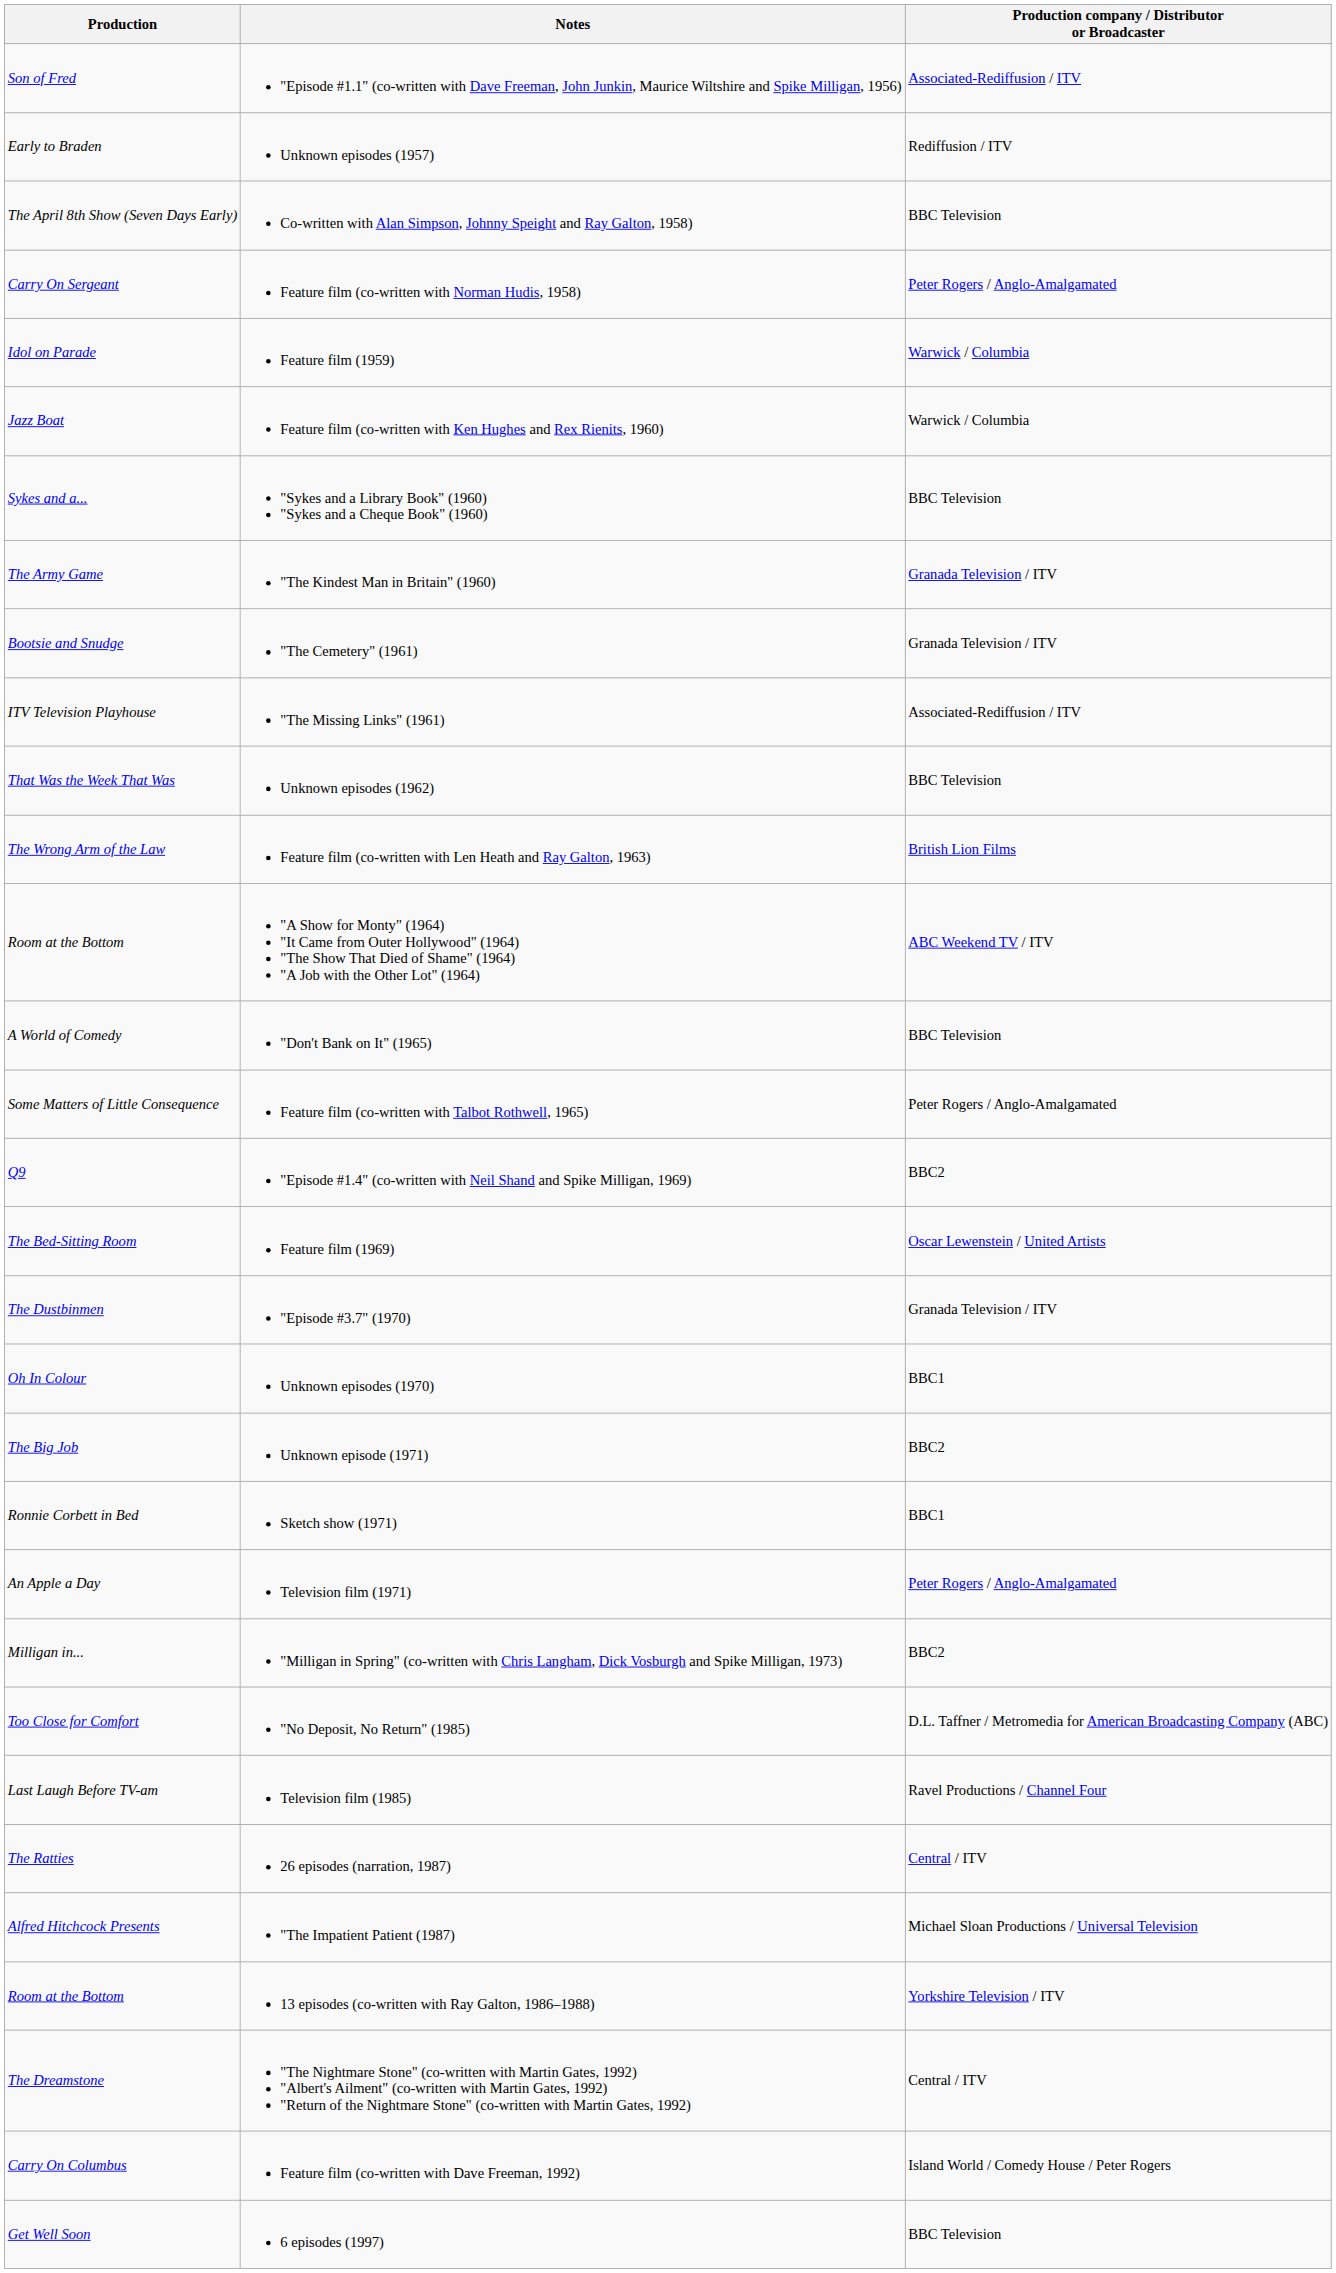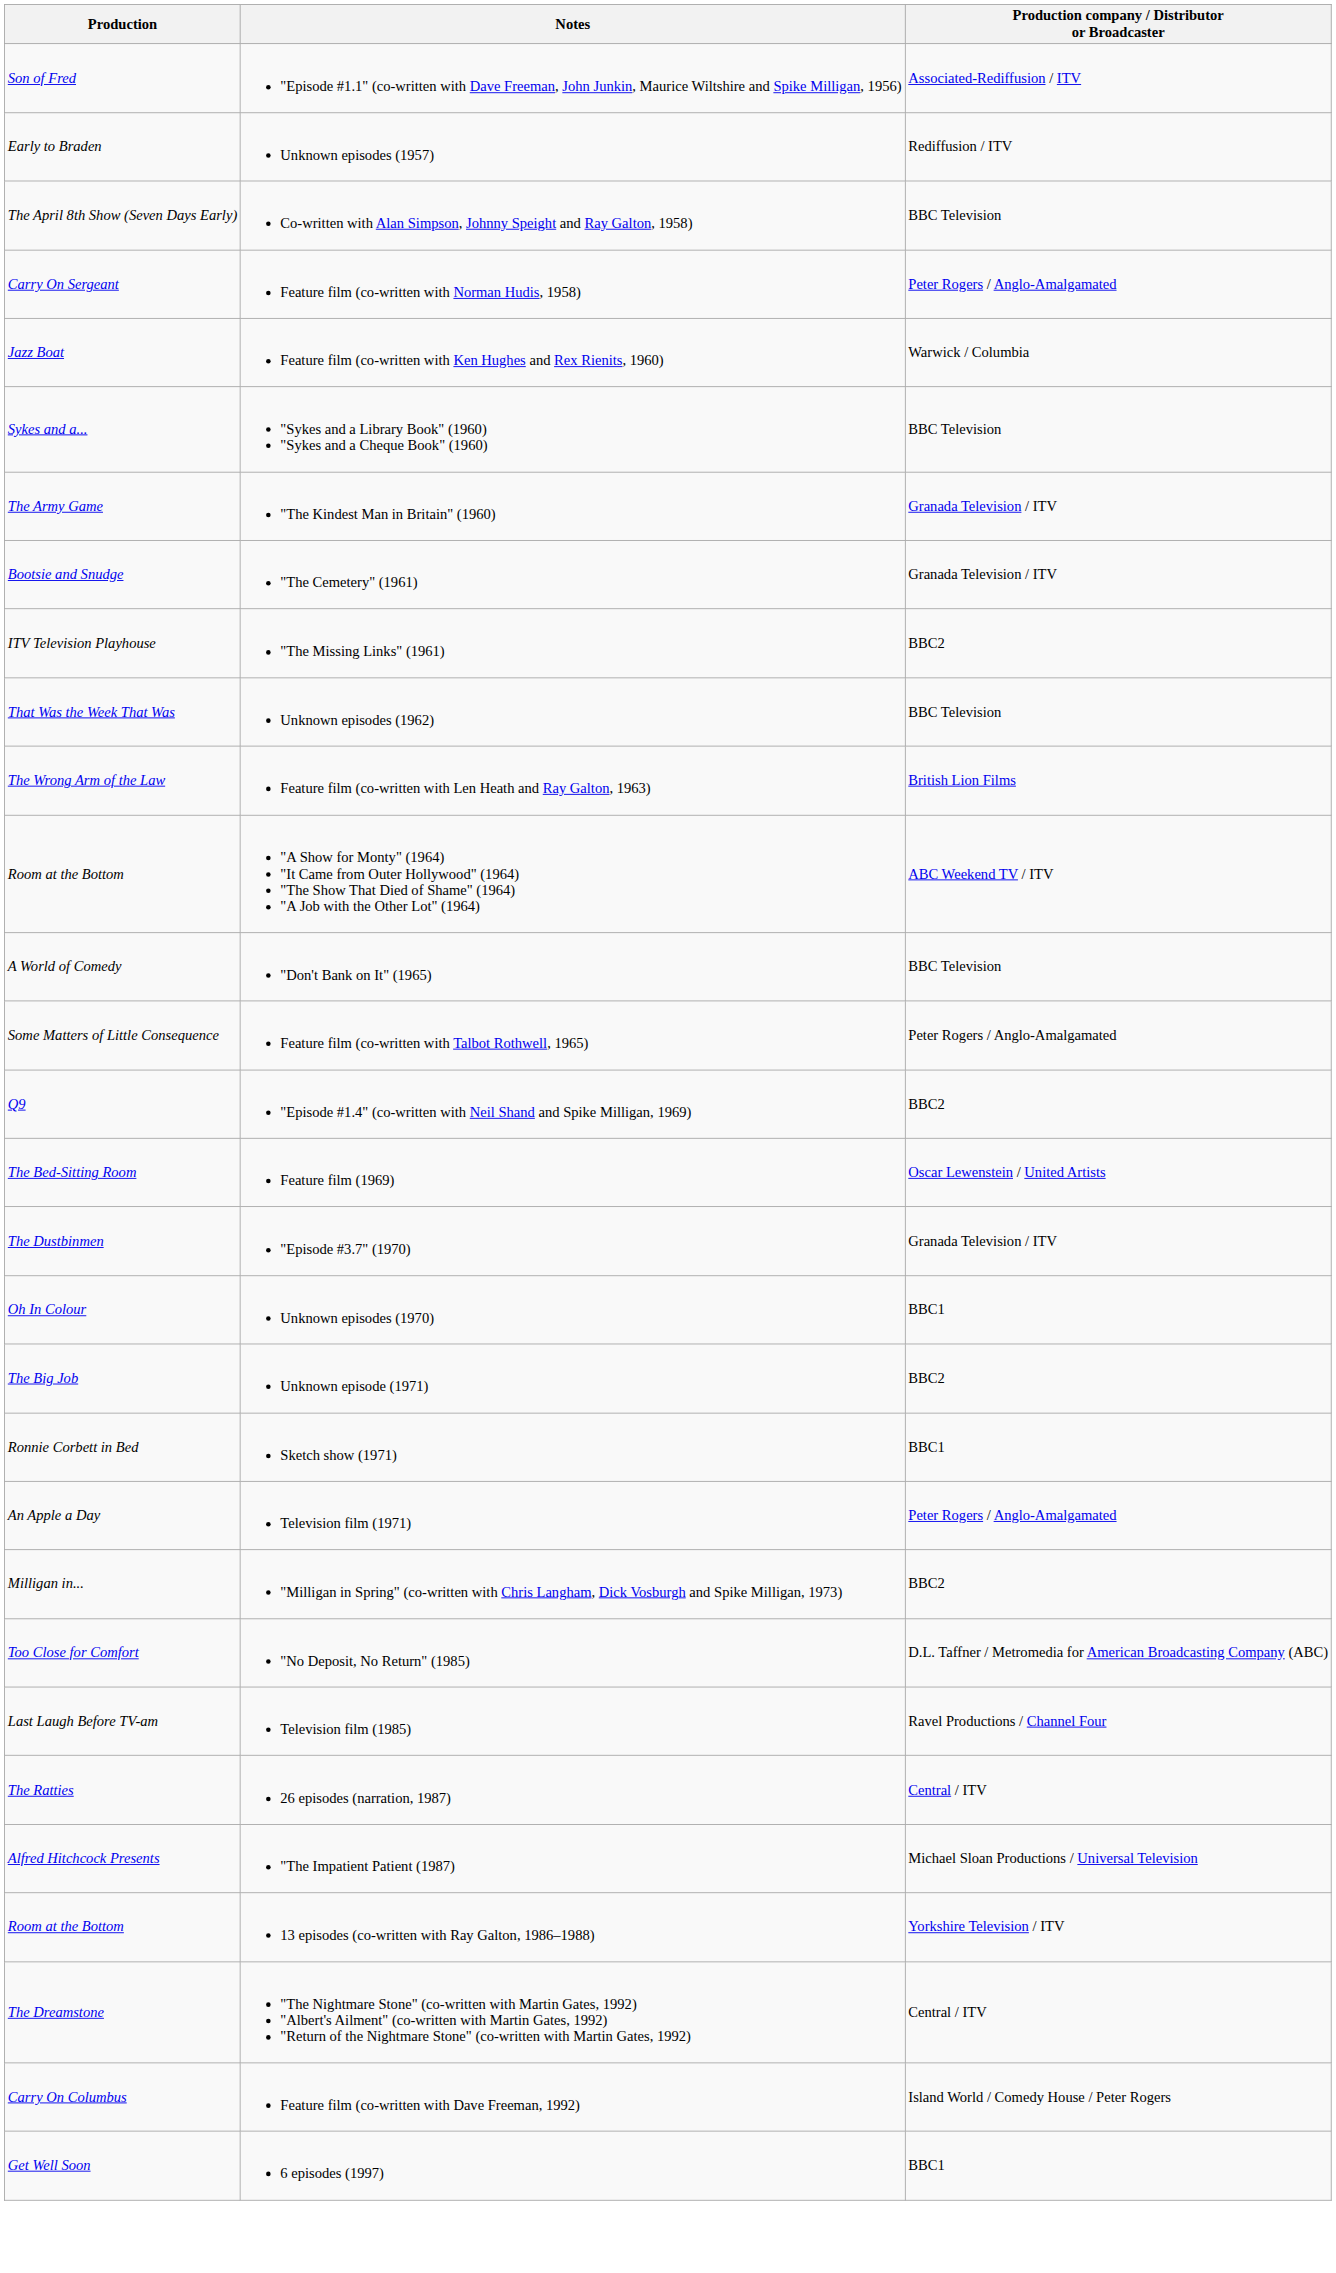- row: (573, 361)
(995, 711) Associated-Rediffusion / ITV -> (927, 643) BBC2
(955, 2234) BBC Television -> (927, 2165) BBC1
